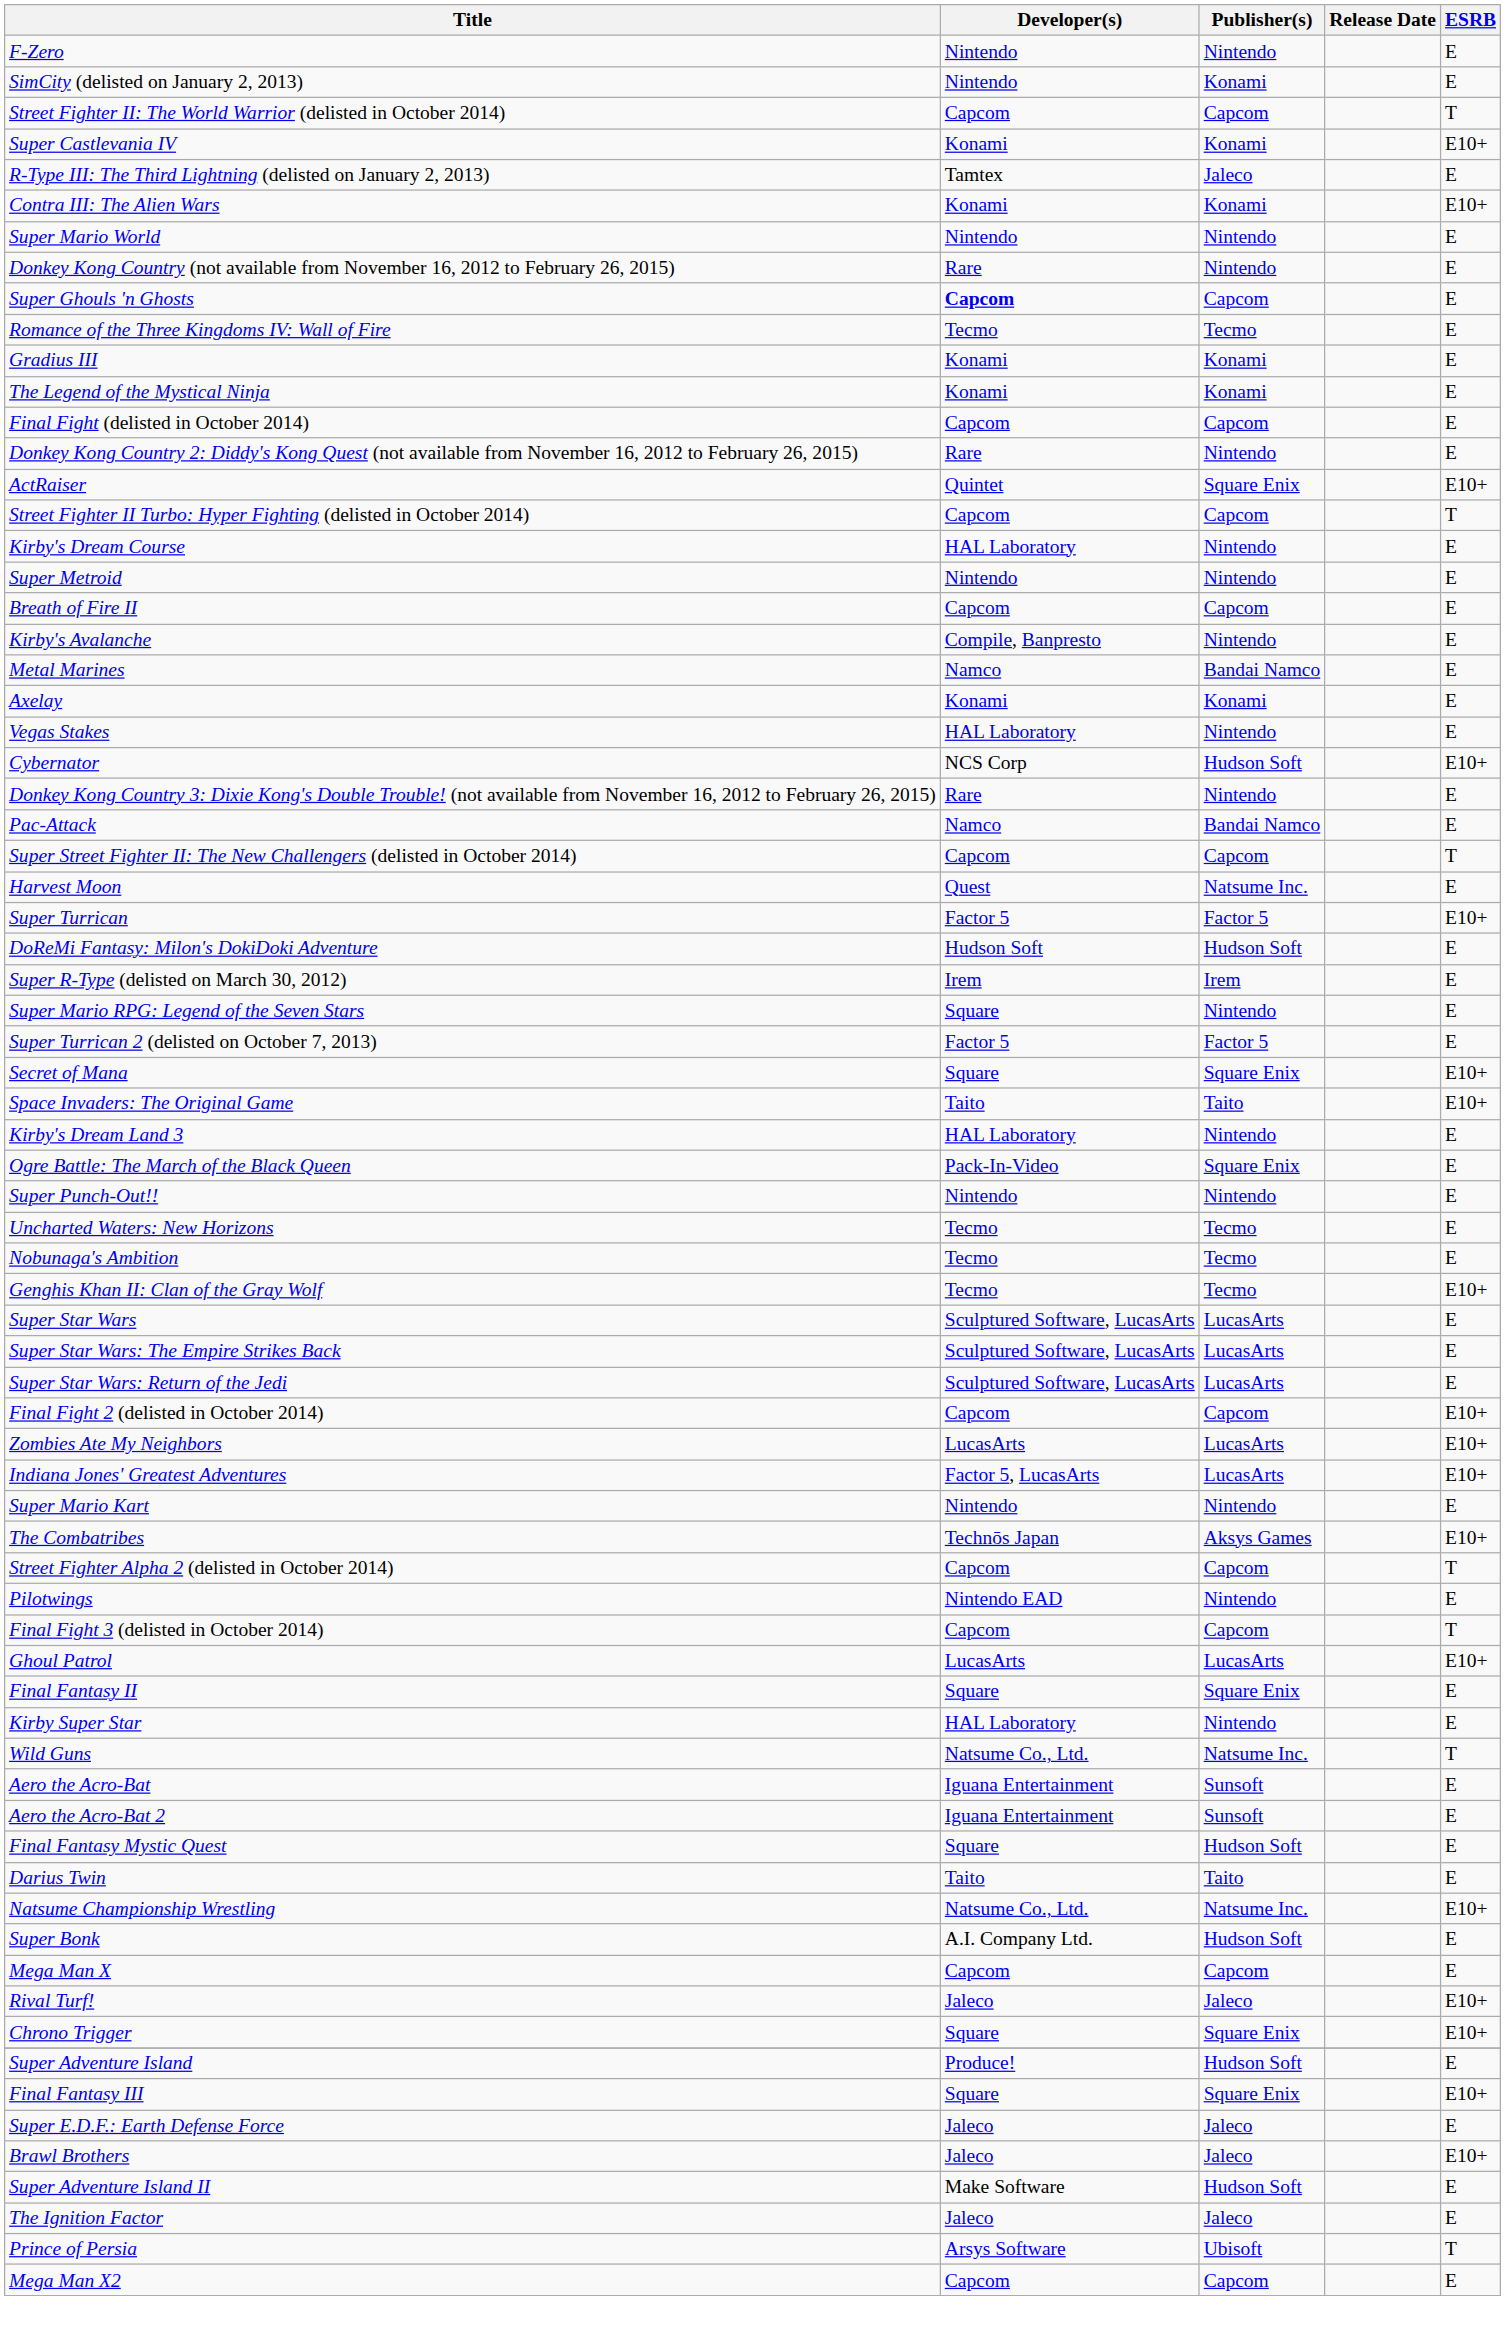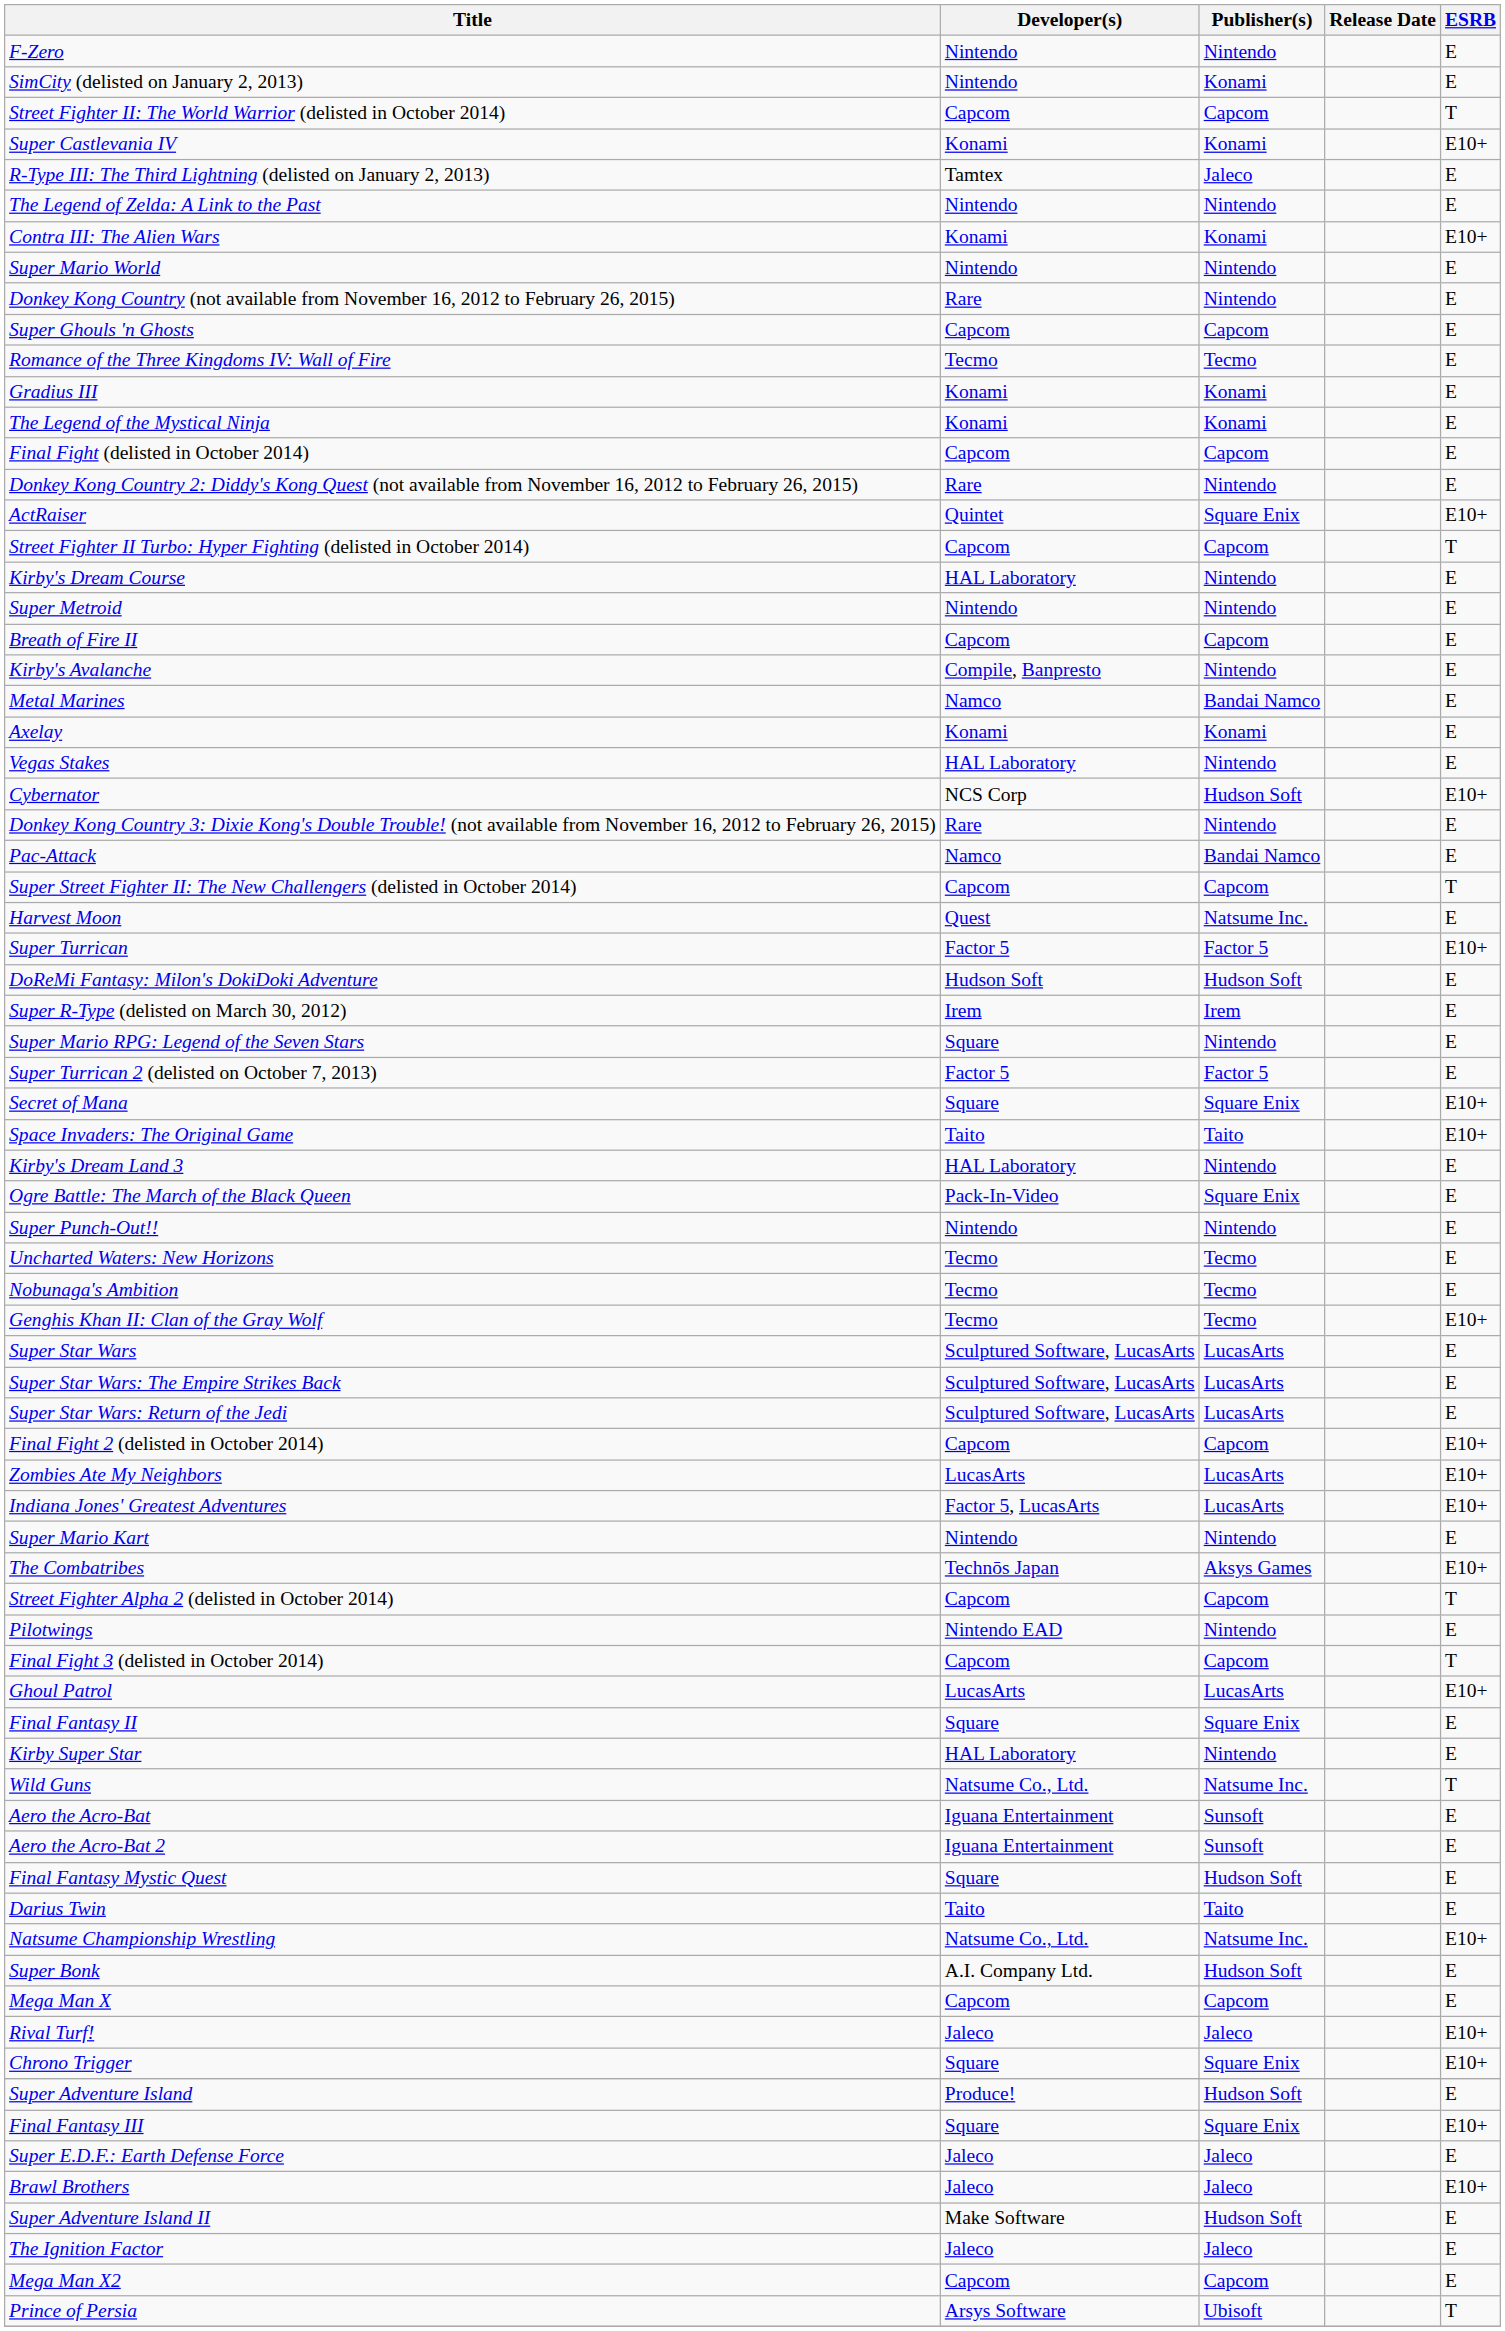+ row: (165, 205)
(980, 298) bold -> (977, 329) normal
rows swapped: (65, 2279) <-> (73, 2248)
